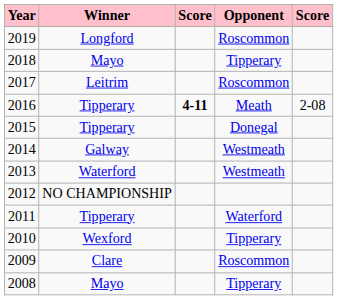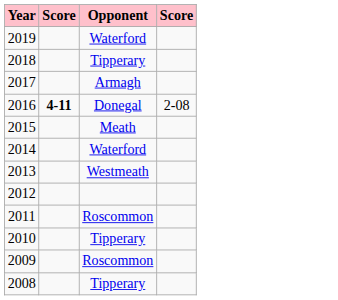- column: (107, 15)
(254, 37) Roscommon -> (118, 37) Waterford
(254, 82) Roscommon -> (118, 82) Armagh
(254, 104) Meath -> (118, 104) Donegal
(254, 127) Donegal -> (118, 127) Meath
(254, 149) Westmeath -> (118, 149) Waterford
(254, 216) Waterford -> (118, 216) Roscommon
